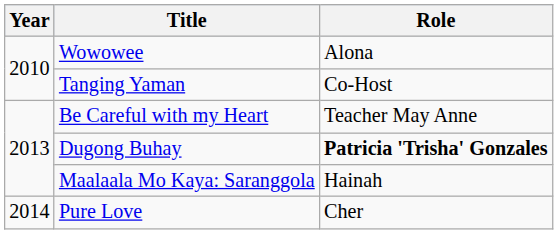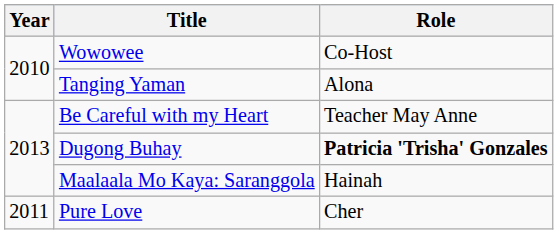(349, 52) Alona -> (358, 52) Co-Host
(358, 84) Co-Host -> (349, 84) Alona
(29, 212) 2014 -> (29, 212) 2011
